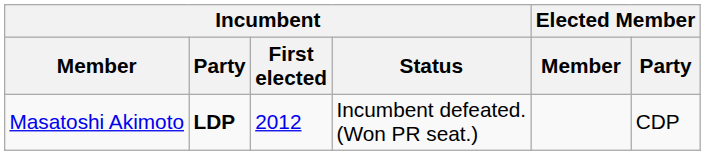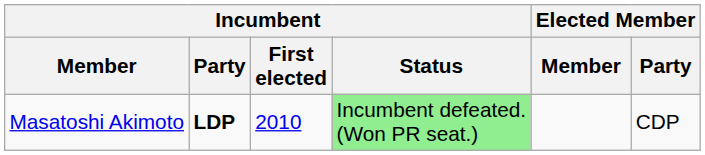(278, 122) 2012 -> (278, 122) 2010
(431, 122) no background -> (431, 122) lightgreen background
